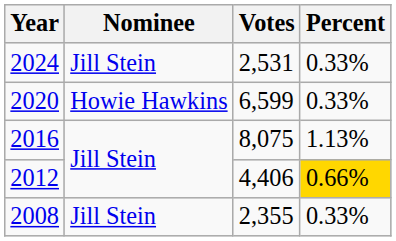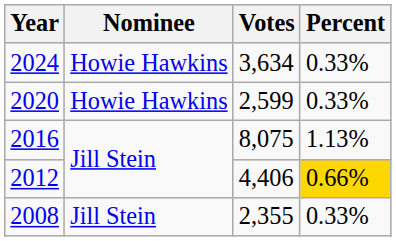(113, 62) Jill Stein -> (149, 62) Howie Hawkins
(266, 62) 2,531 -> (266, 62) 3,634
(266, 100) 6,599 -> (266, 100) 2,599
